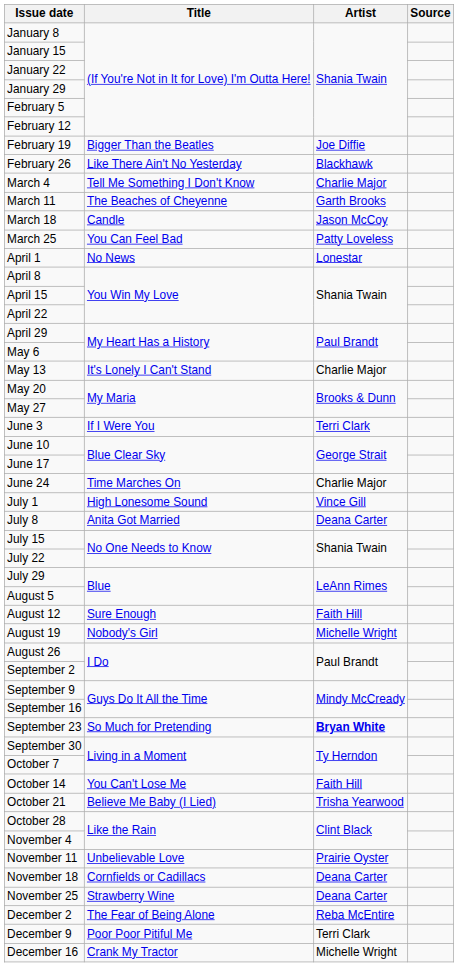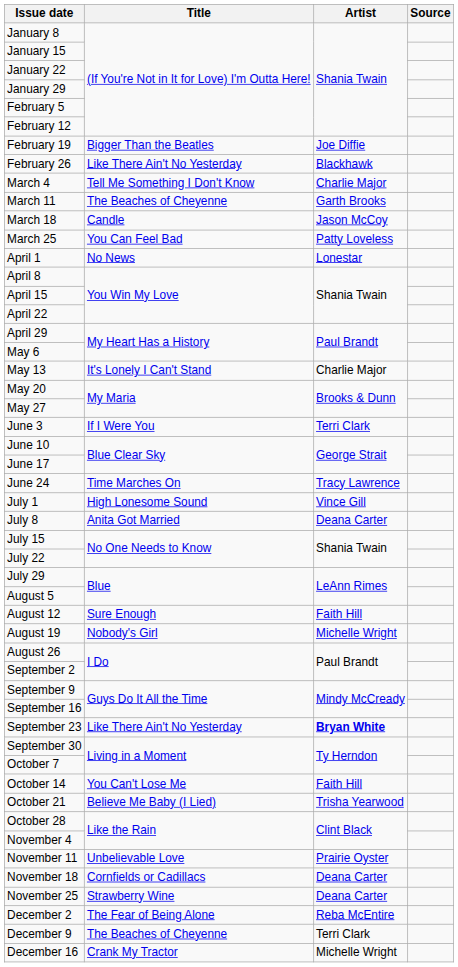(351, 483) Charlie Major -> (358, 483) Tracy Lawrence
(149, 727) So Much for Pretending -> (164, 727) Like There Ain't No Yesterday
(140, 933) Poor Poor Pitiful Me -> (157, 933) The Beaches of Cheyenne
